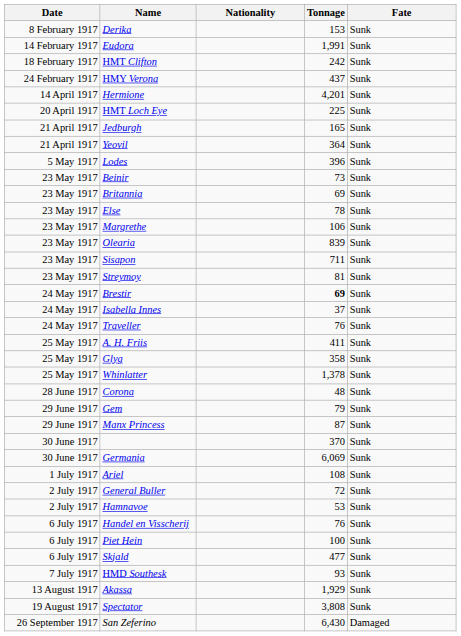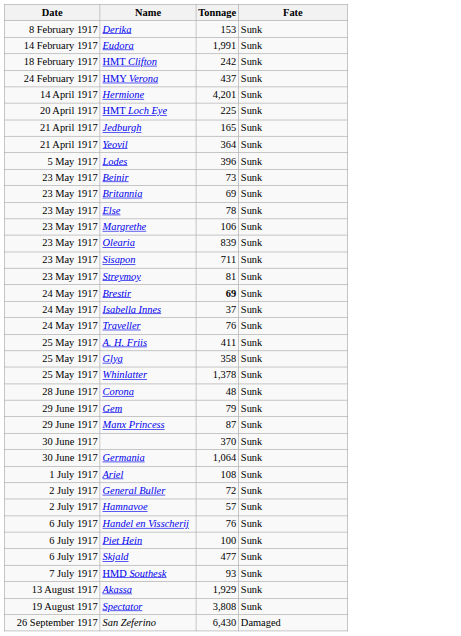- column: (250, 12)
(333, 458) 6,069 -> (224, 458) 1,064
(340, 507) 53 -> (231, 507) 57
